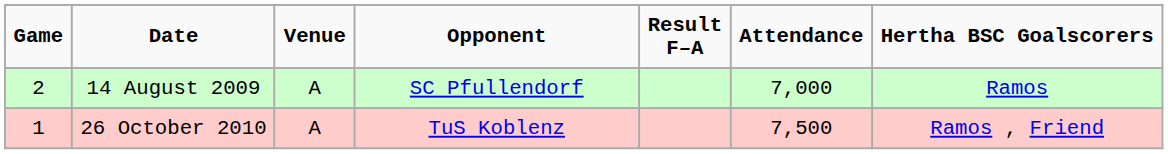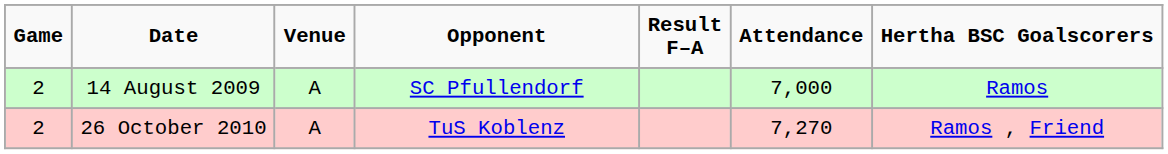(38, 128) 1 -> (38, 128) 2
(801, 128) 7,500 -> (801, 128) 7,270
